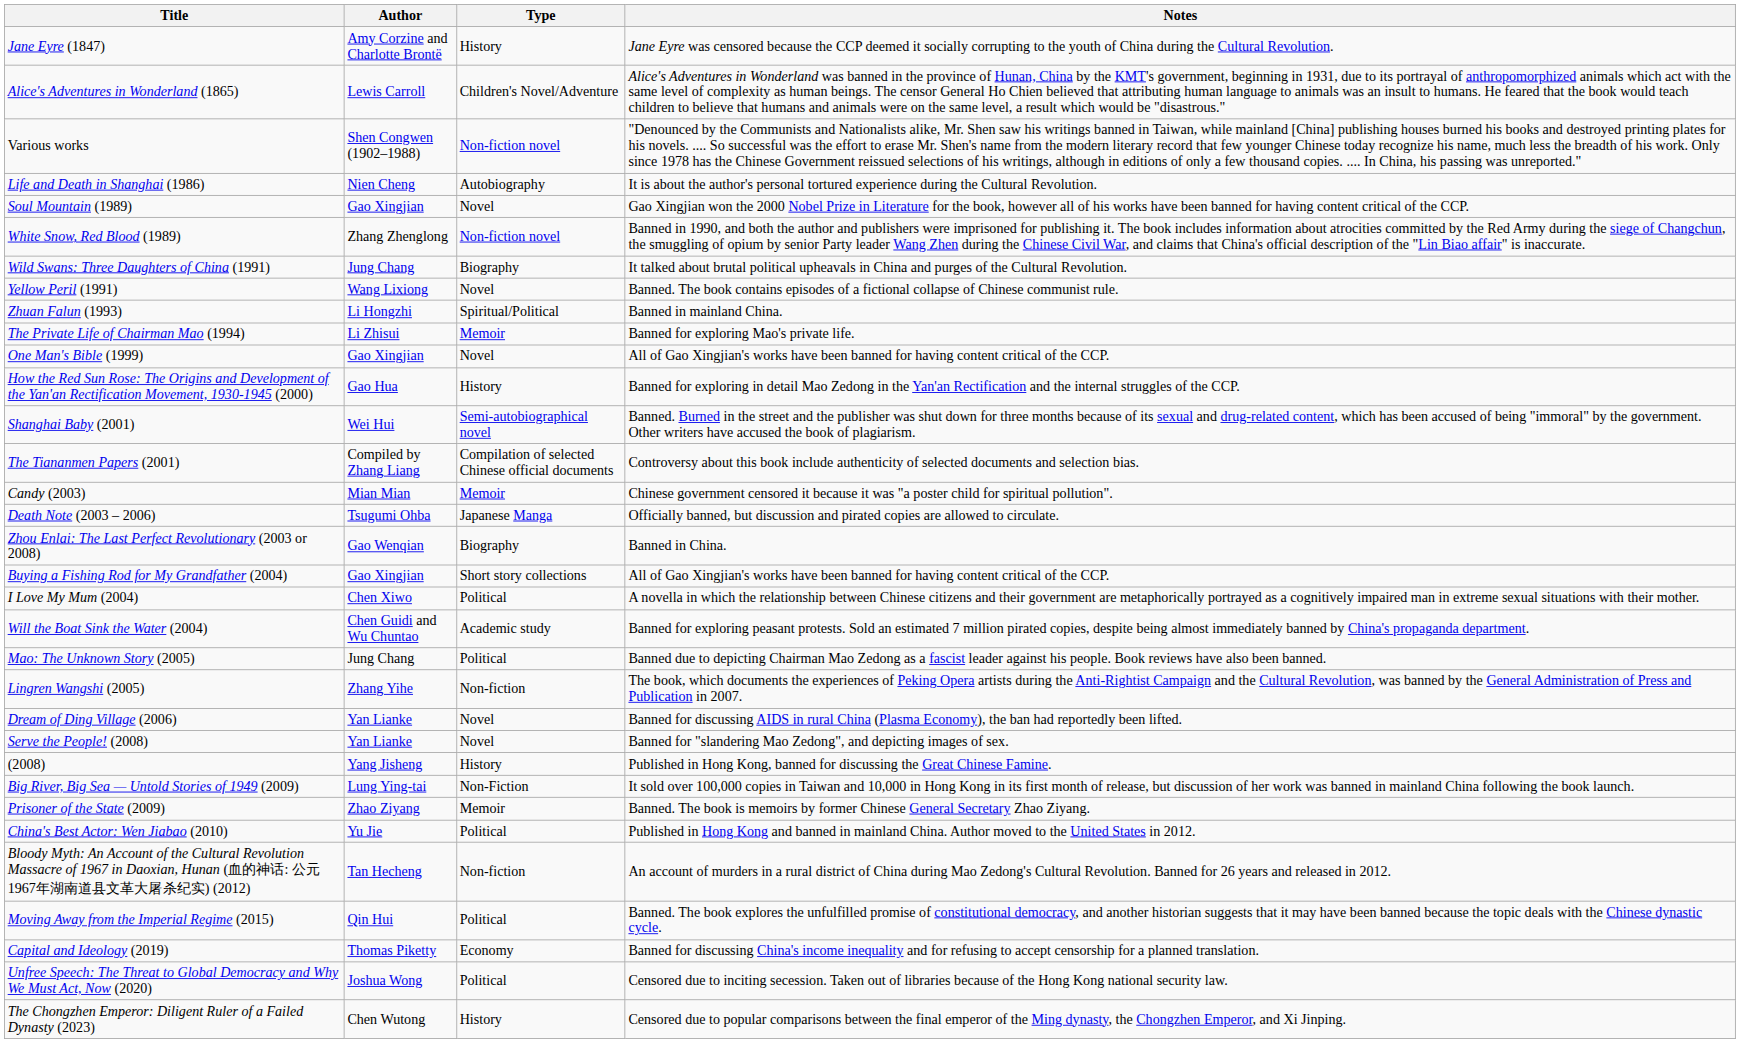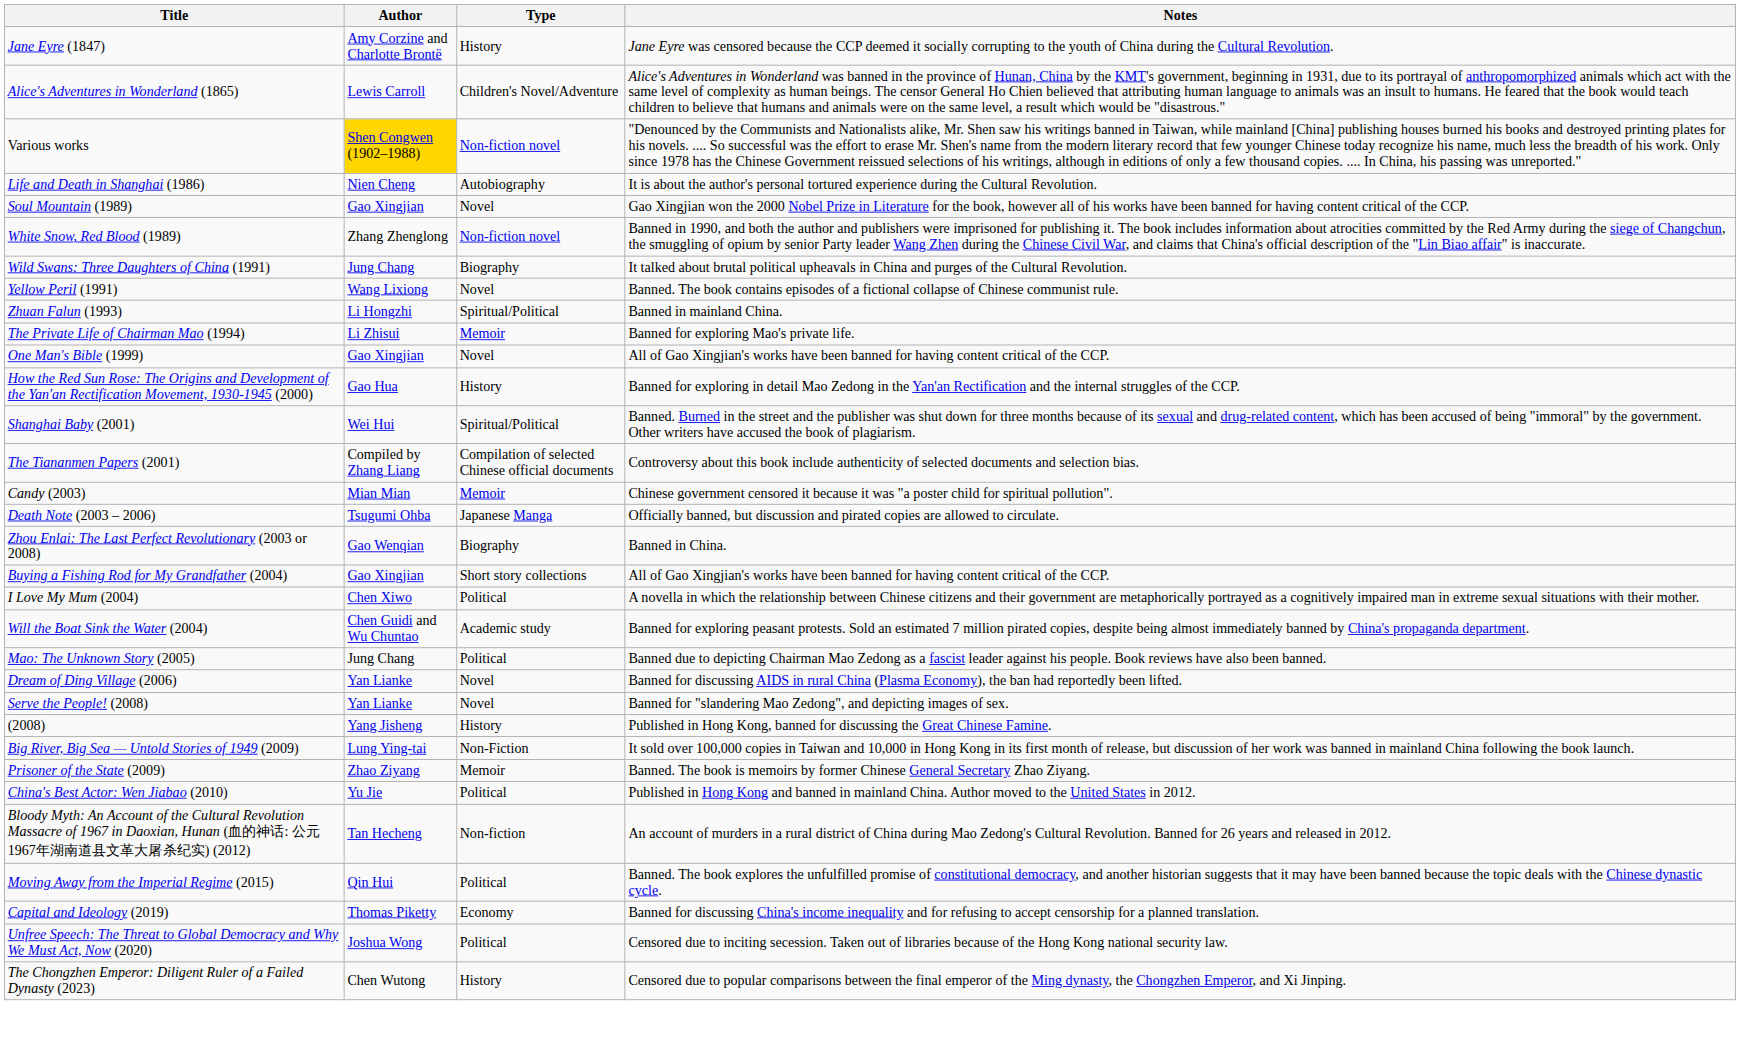(390, 146) no background -> (390, 146) gold background
(524, 424) Semi-autobiographical novel -> (509, 424) Spiritual/Political
- row: (76, 689)
